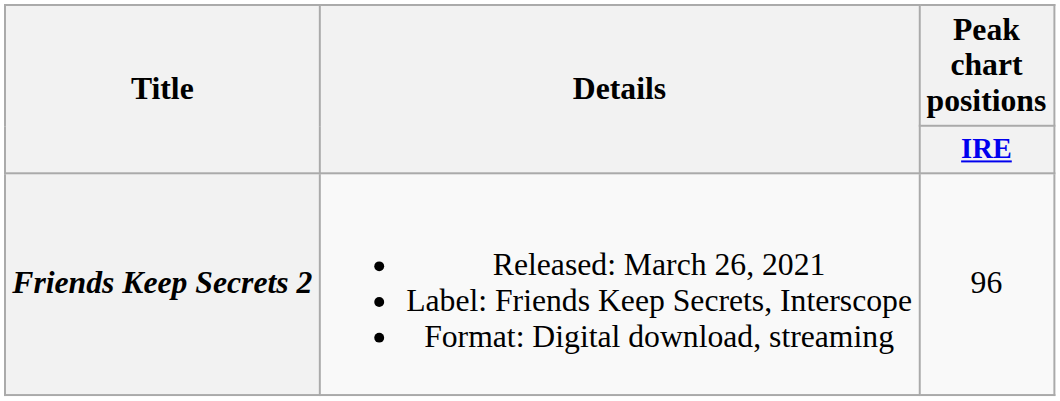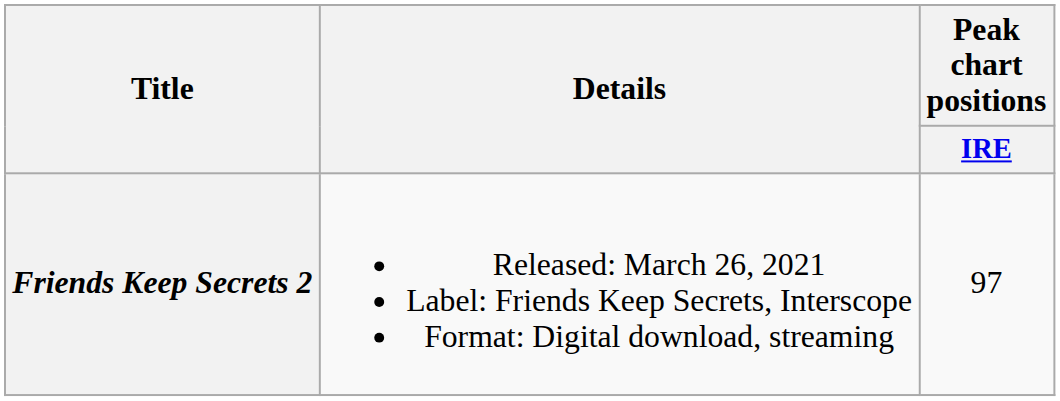(986, 283) 96 -> (986, 283) 97
